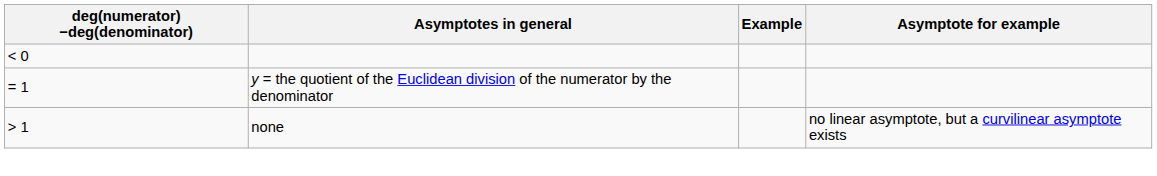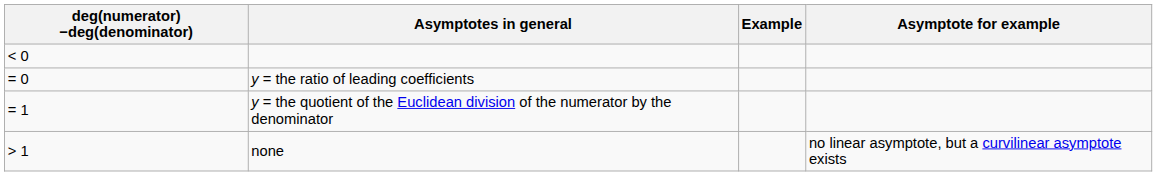+ row: (363, 79)
